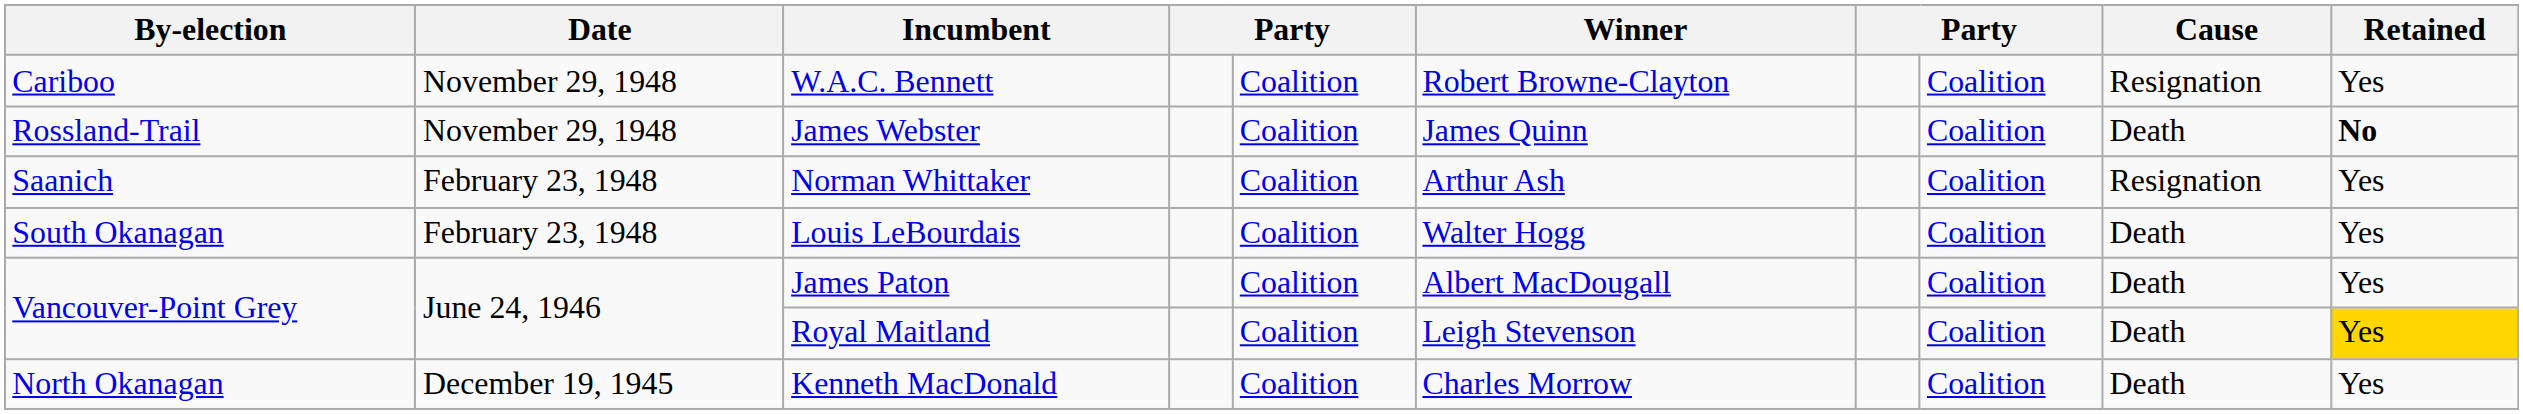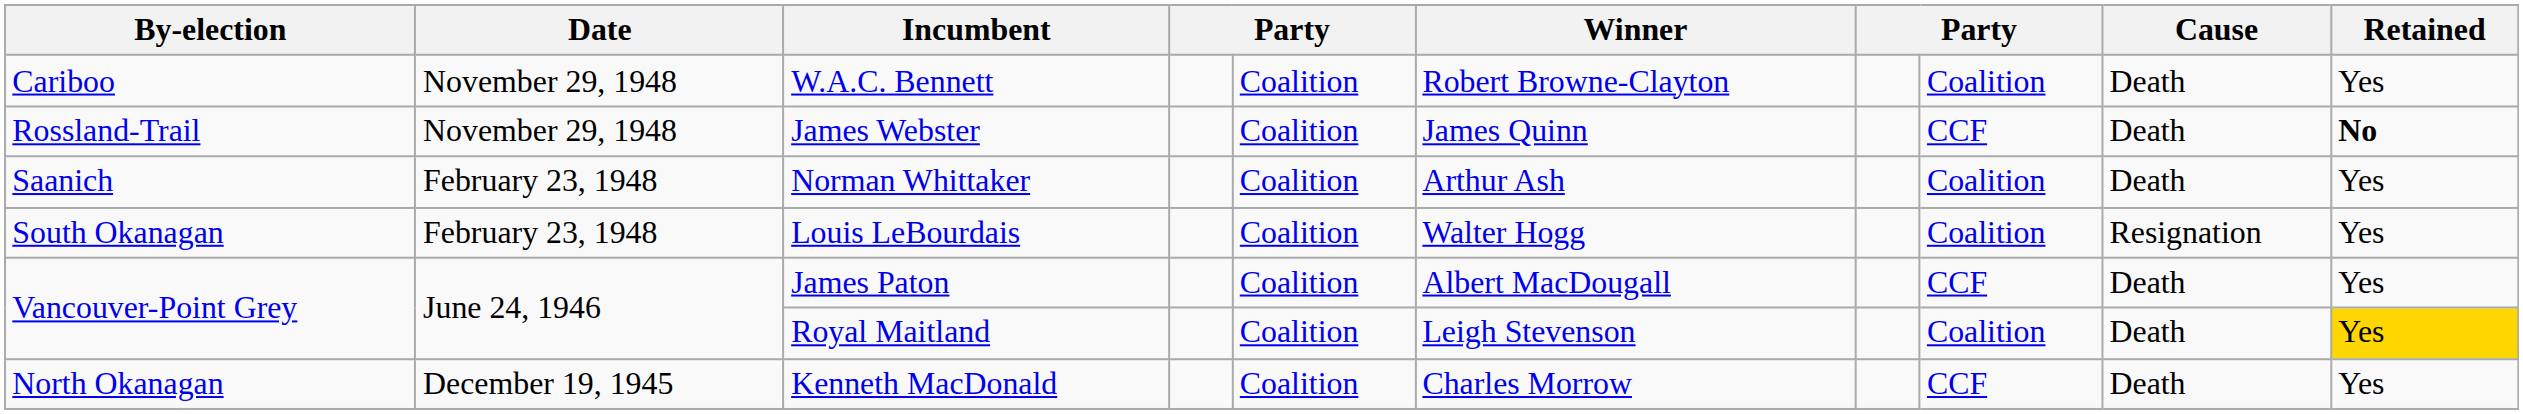(2186, 80) Resignation -> (2148, 80) Death
(1986, 130) Coalition -> (1957, 130) CCF
(2186, 181) Resignation -> (2148, 181) Death
(2148, 231) Death -> (2186, 231) Resignation
(1986, 282) Coalition -> (1957, 282) CCF
(1986, 383) Coalition -> (1957, 383) CCF
